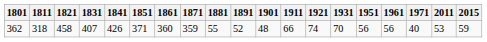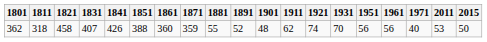(140, 28) 371 -> (140, 28) 388
(288, 28) 66 -> (288, 28) 62
(464, 28) 59 -> (464, 28) 50
